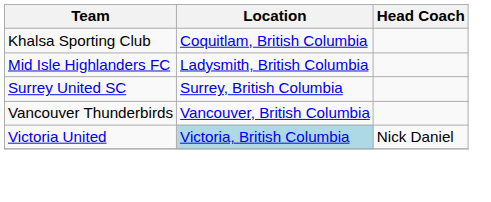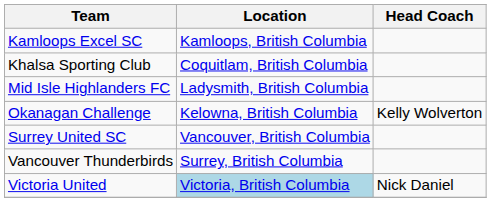+ row: (75, 40)
+ row: (79, 112)
(261, 88) Surrey, British Columbia -> (275, 137) Vancouver, British Columbia
(275, 112) Vancouver, British Columbia -> (261, 161) Surrey, British Columbia
